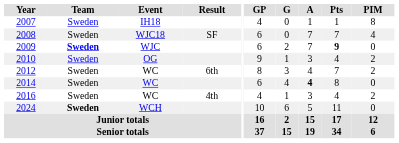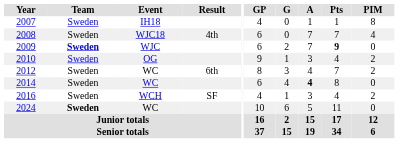(212, 34) SF -> (212, 34) 4th
(150, 95) WC -> (150, 95) WCH
(212, 95) 4th -> (212, 95) SF
(150, 107) WCH -> (150, 107) WC
